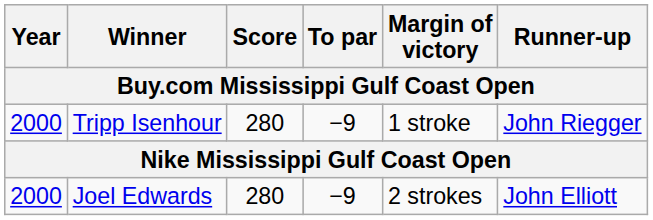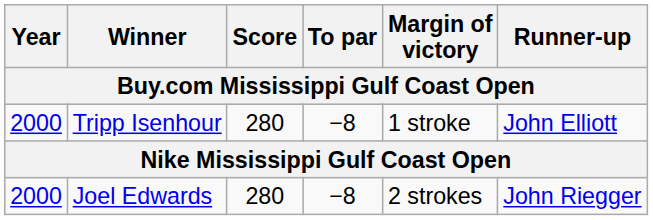(343, 123) −9 -> (343, 123) −8
(572, 123) John Riegger -> (560, 123) John Elliott
(343, 197) −9 -> (343, 197) −8
(560, 197) John Elliott -> (572, 197) John Riegger
